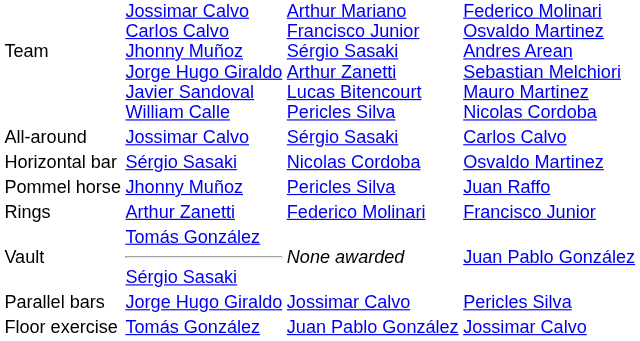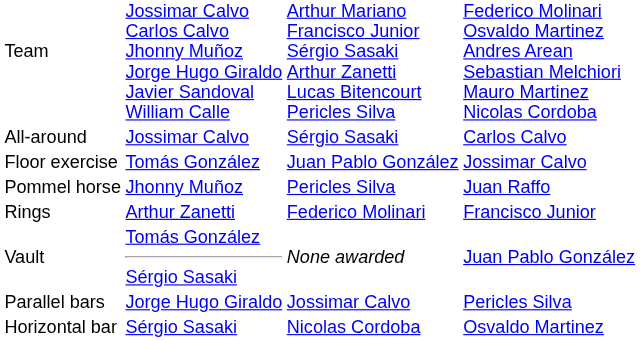rows swapped: (61, 327) <-> (61, 162)
